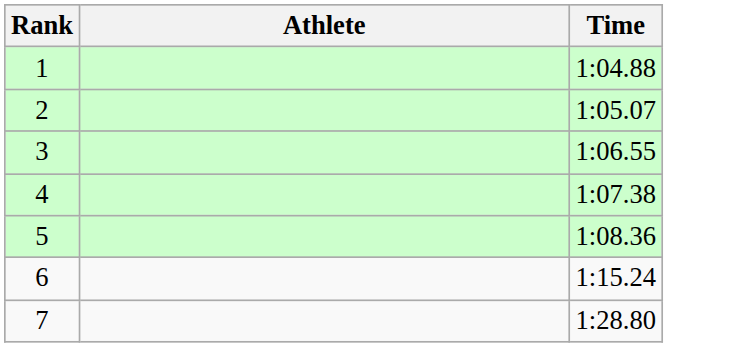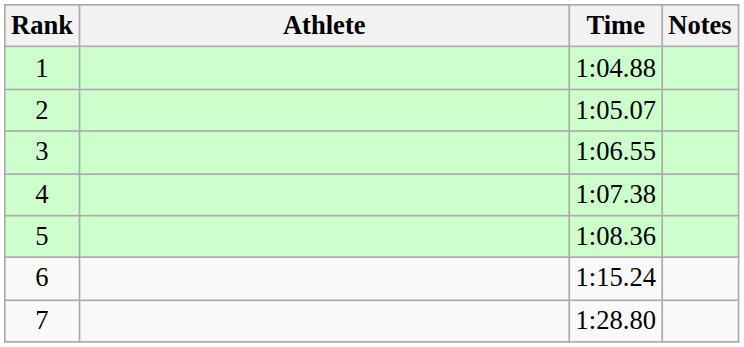+ column: (700, 25)
